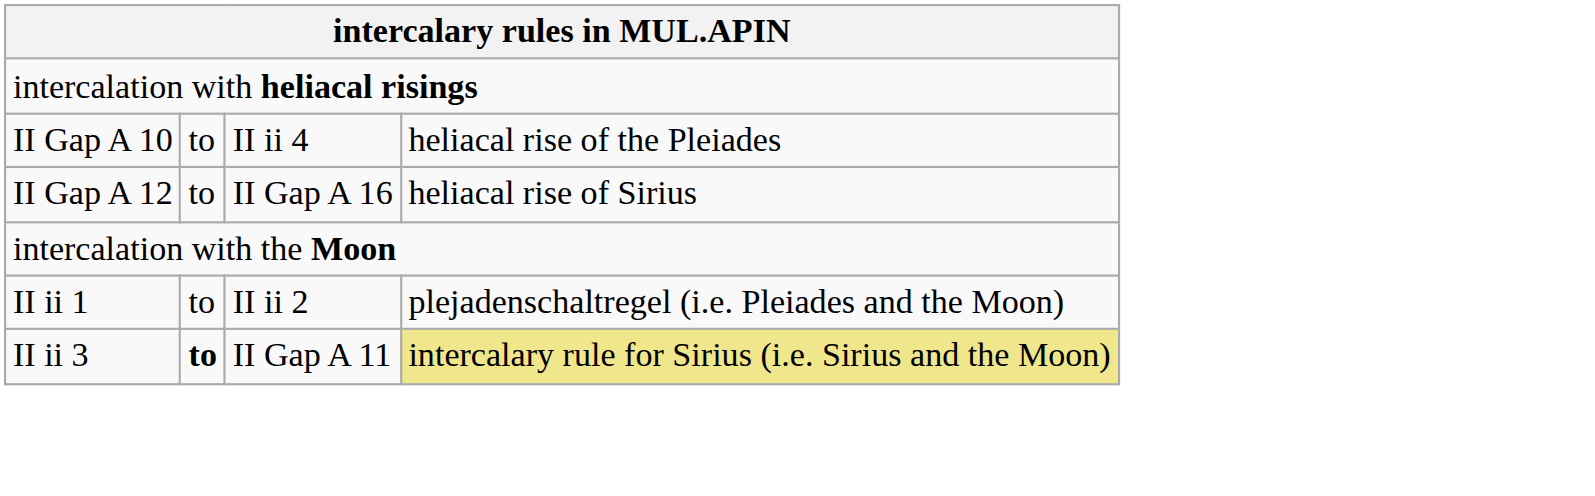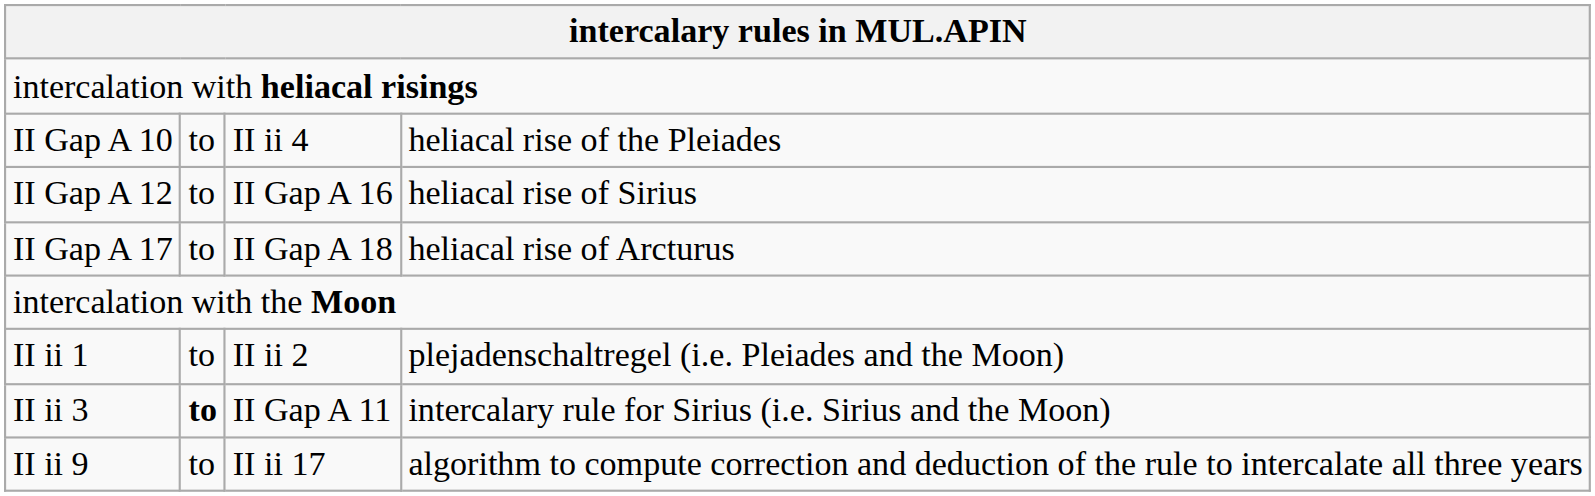+ row: (93, 247)
(760, 355) khaki background -> (760, 409) no background
+ row: (51, 463)
